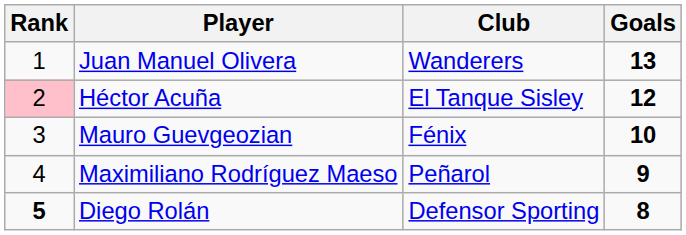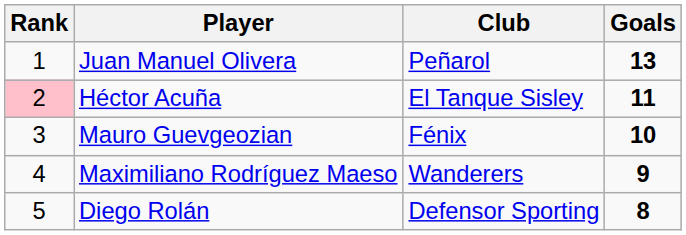(466, 60) Wanderers -> (449, 60) Peñarol
(643, 98) 12 -> (643, 98) 11
(449, 173) Peñarol -> (466, 173) Wanderers
(39, 211) bold -> (39, 211) normal
